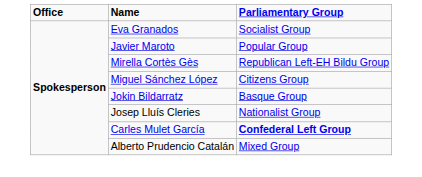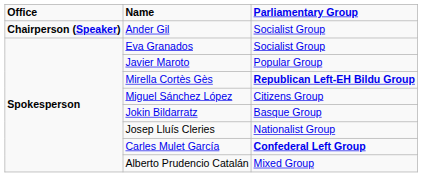+ row: (147, 29)
(314, 63) normal -> (334, 79) bold
